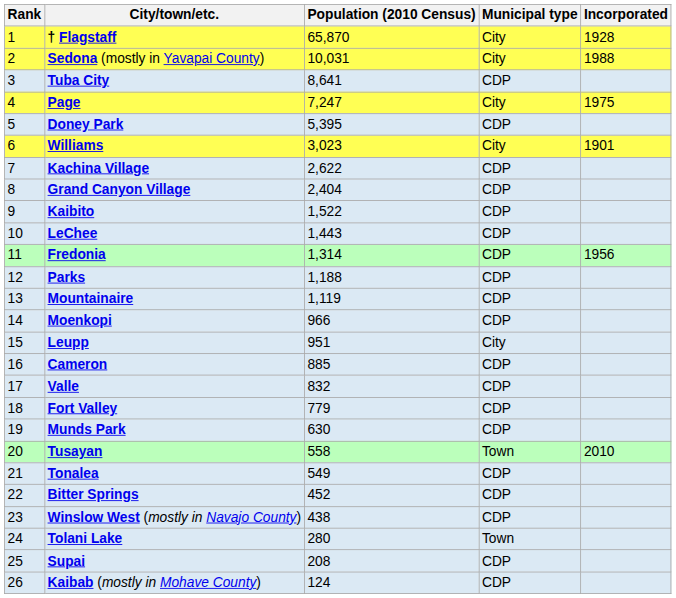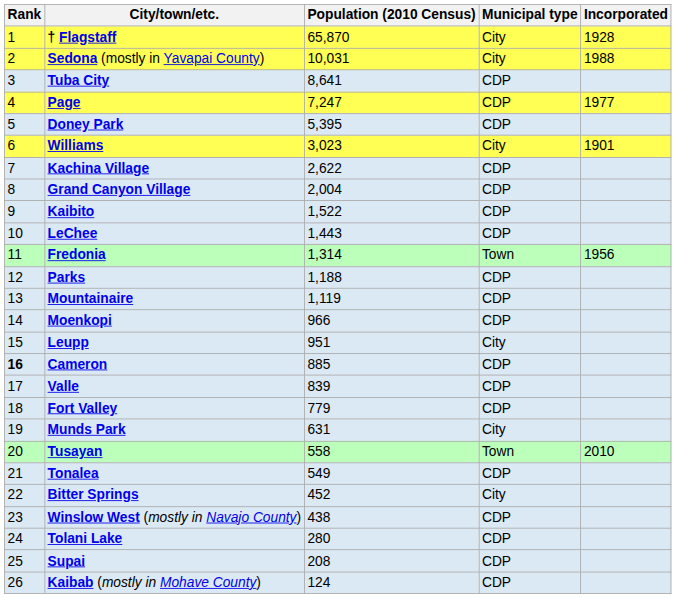(494, 102) City -> (497, 102) CDP
(599, 102) 1975 -> (599, 102) 1977
(325, 189) 2,404 -> (325, 189) 2,004
(497, 255) CDP -> (498, 255) Town
(15, 364) normal -> (15, 364) bold
(319, 386) 832 -> (319, 386) 839
(319, 430) 630 -> (319, 430) 631
(497, 430) CDP -> (494, 430) City
(497, 495) CDP -> (494, 495) City
(498, 539) Town -> (497, 539) CDP
